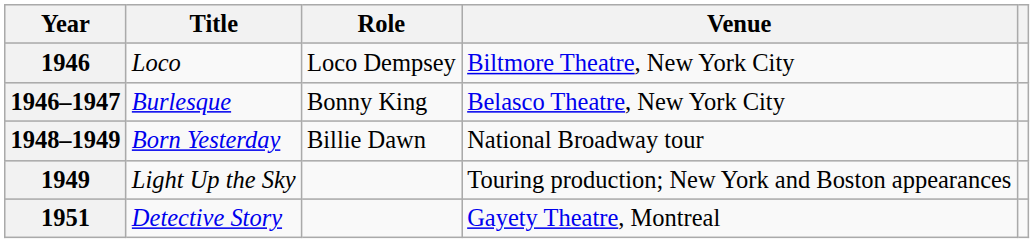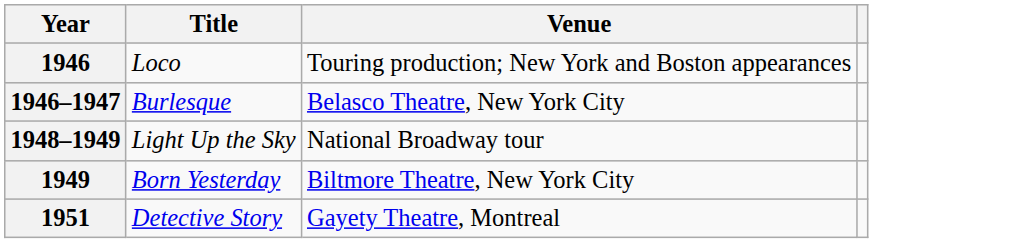- column: (381, 23)
(631, 62) Biltmore Theatre, New York City -> (579, 62) Touring production; New York and Boston appearances
(206, 140) Born Yesterday -> (214, 140) Light Up the Sky
(214, 179) Light Up the Sky -> (206, 179) Born Yesterday
(739, 179) Touring production; New York and Boston appearances -> (471, 179) Biltmore Theatre, New York City
